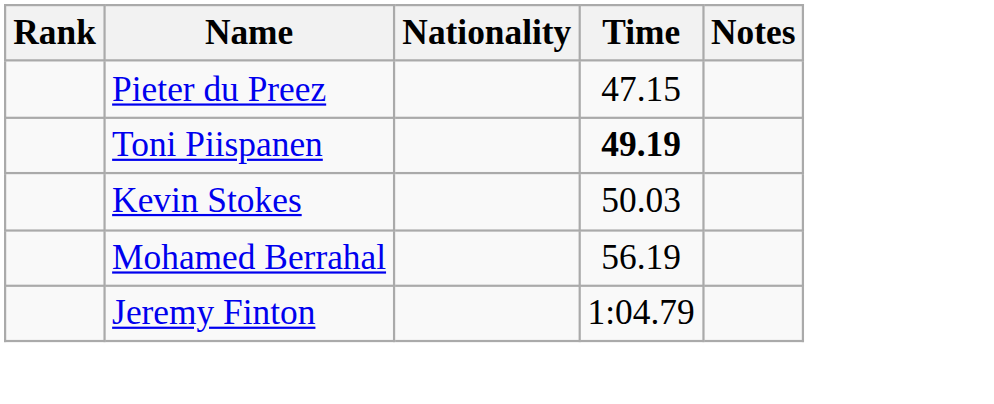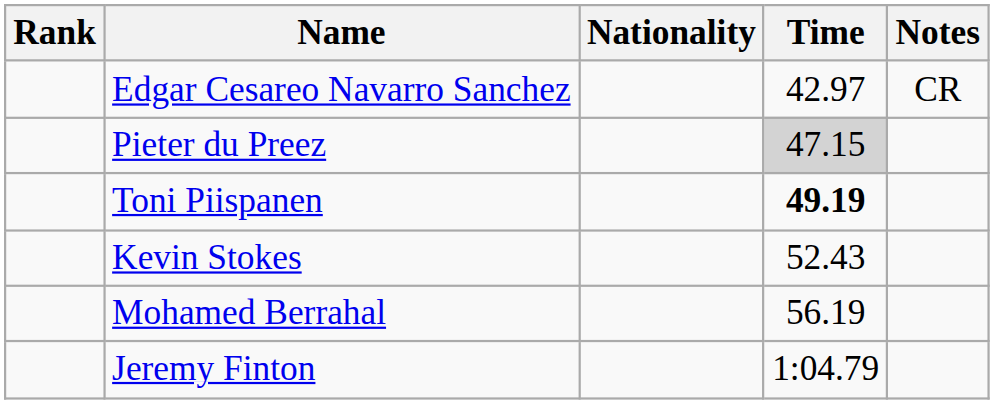+ row: (341, 88)
(641, 88) no background -> (826, 144) lightgrey background
(641, 200) 50.03 -> (826, 256) 52.43
